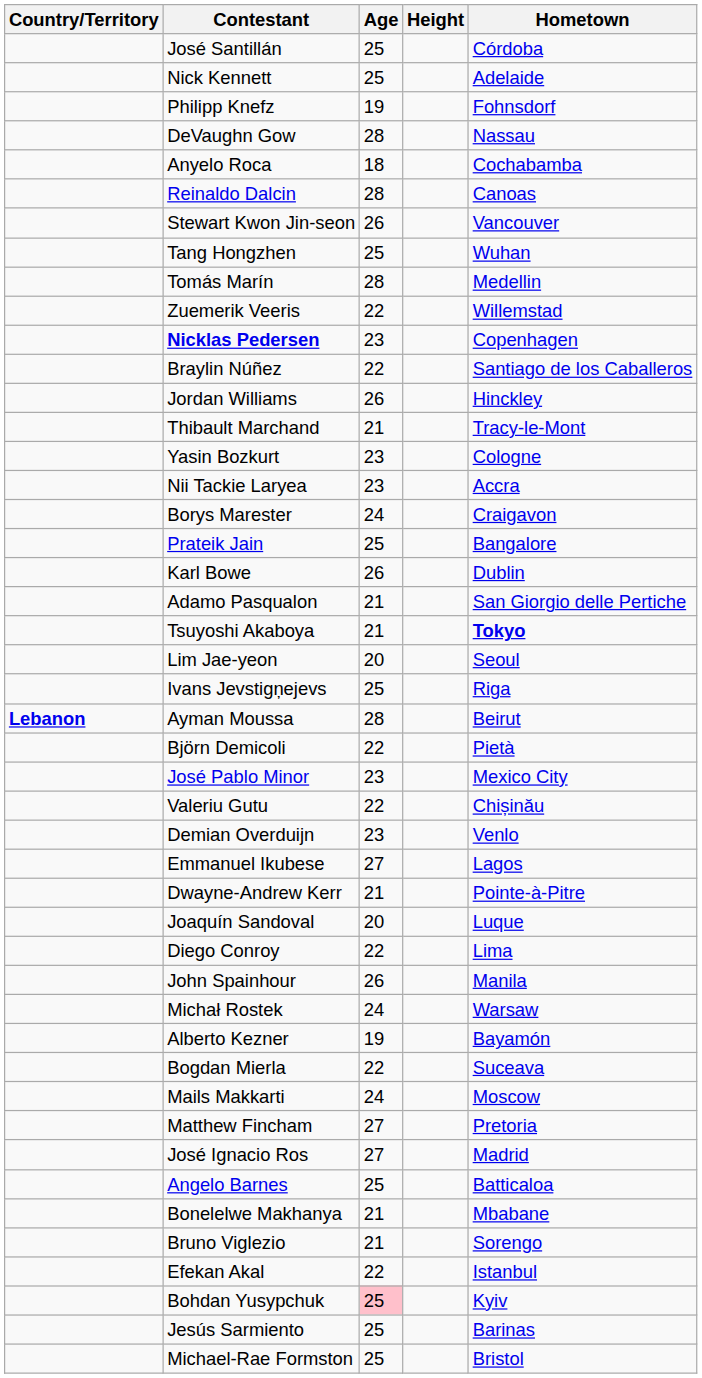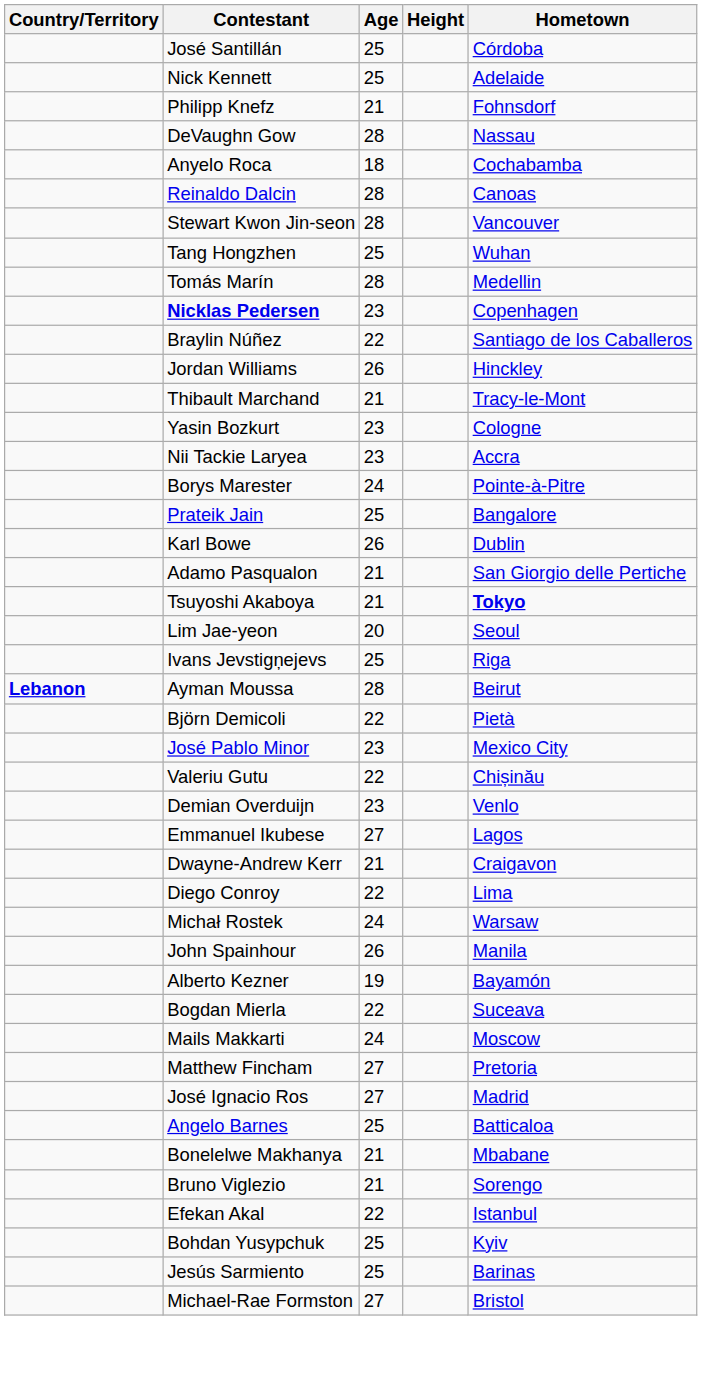(374, 107) 19 -> (374, 107) 21
(374, 223) 26 -> (374, 223) 28
- row: (234, 311)
(515, 514) Craigavon -> (529, 485) Pointe-à-Pitre
(529, 893) Pointe-à-Pitre -> (515, 864) Craigavon
- row: (241, 922)
rows swapped: (232, 980) <-> (225, 1009)
(374, 1300) pink background -> (374, 1242) no background
(374, 1359) 25 -> (374, 1300) 27
